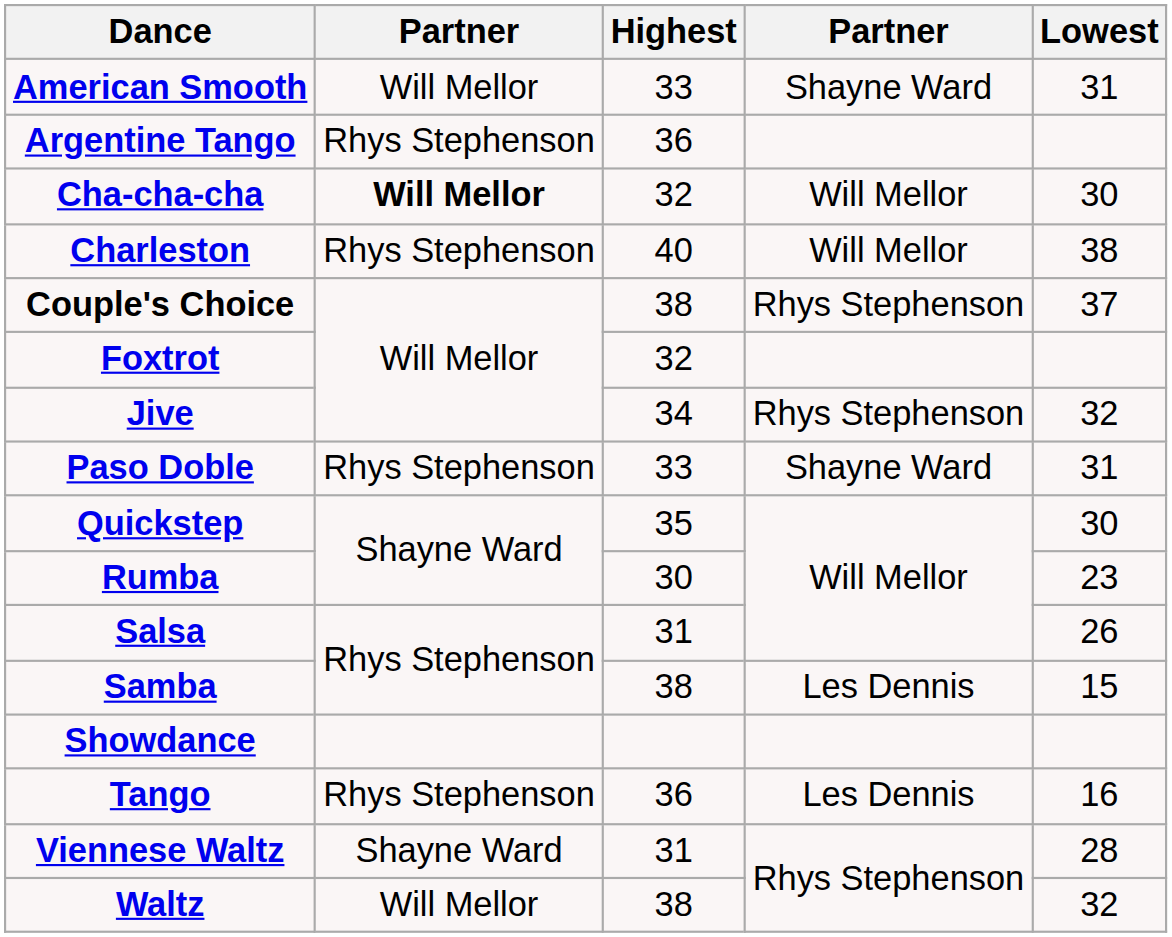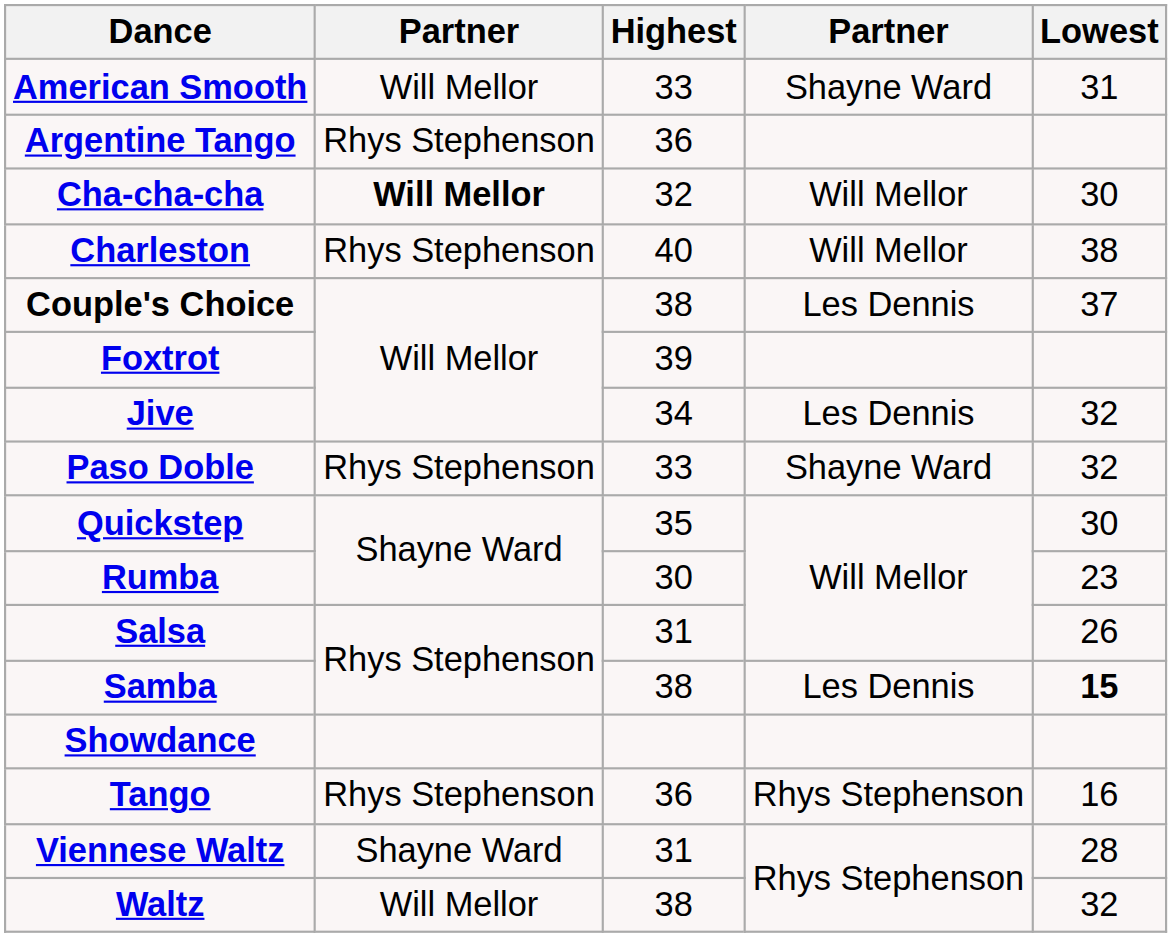(888, 304) Rhys Stephenson -> (888, 304) Les Dennis
(674, 359) 32 -> (674, 359) 39
(888, 413) Rhys Stephenson -> (888, 413) Les Dennis
(1099, 468) 31 -> (1099, 468) 32
(1099, 686) normal -> (1099, 686) bold
(888, 795) Les Dennis -> (888, 795) Rhys Stephenson
